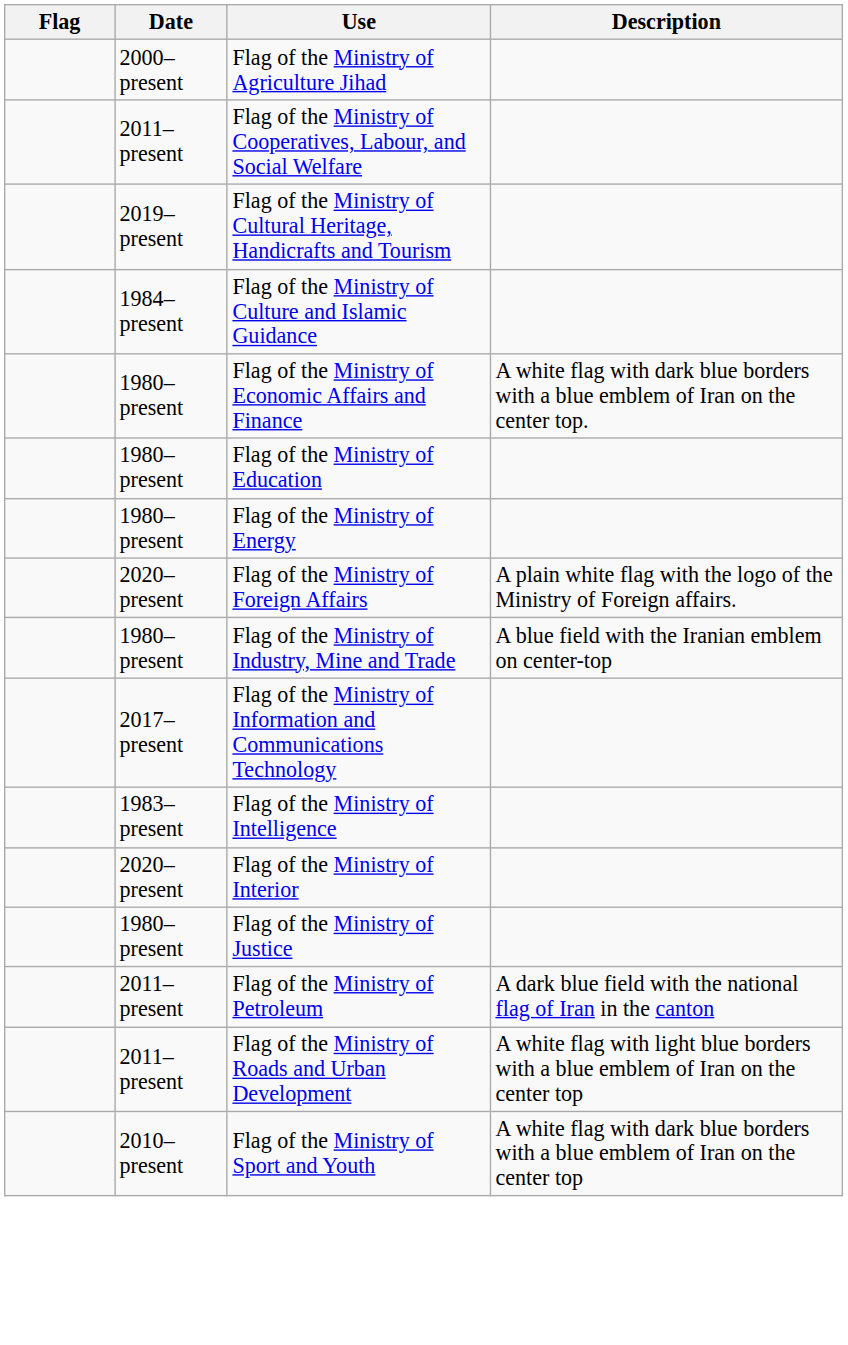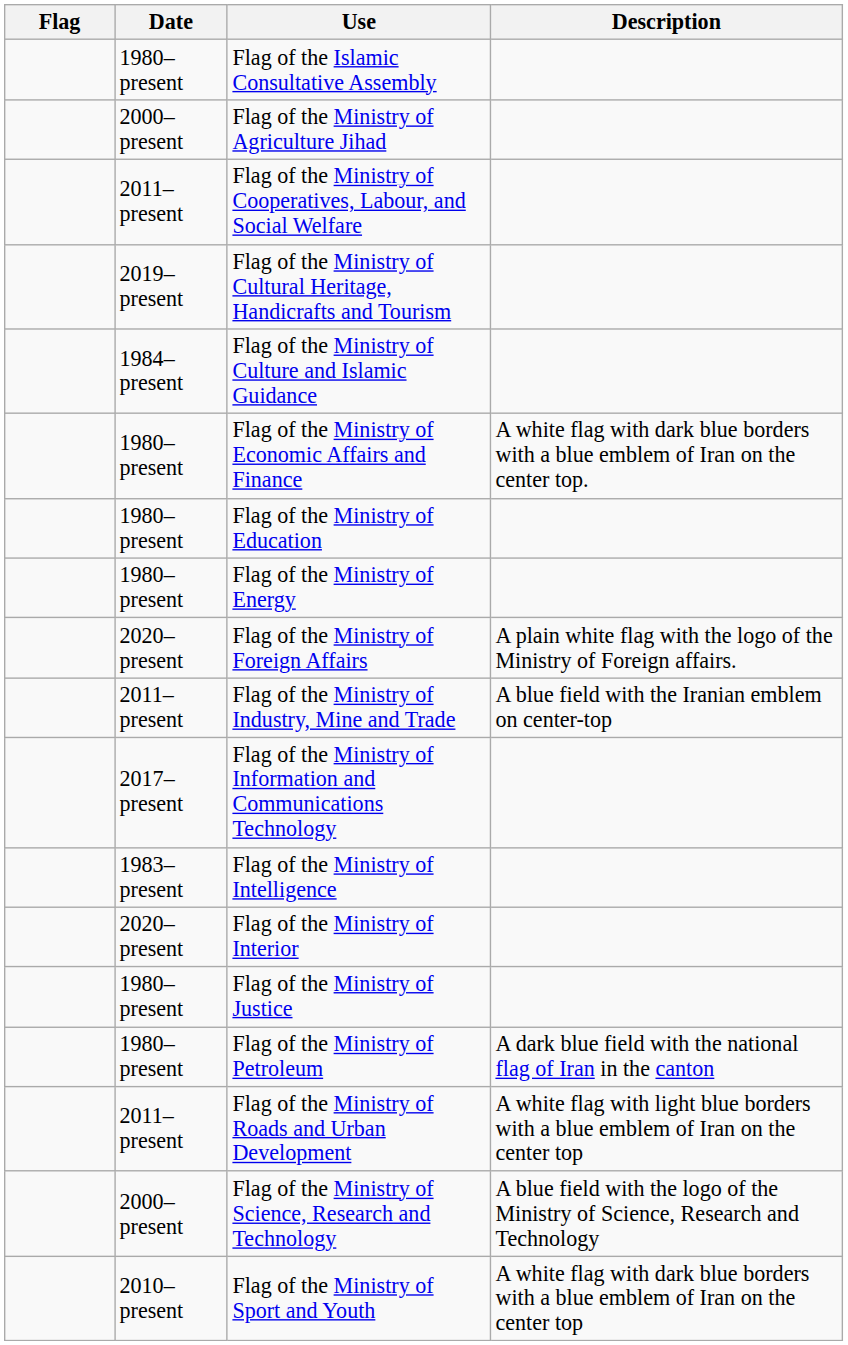+ row: (335, 69)
(151, 647) 1980–present -> (151, 707) 2011–present
(151, 996) 2011–present -> (151, 1056) 1980–present
+ row: (333, 1213)
